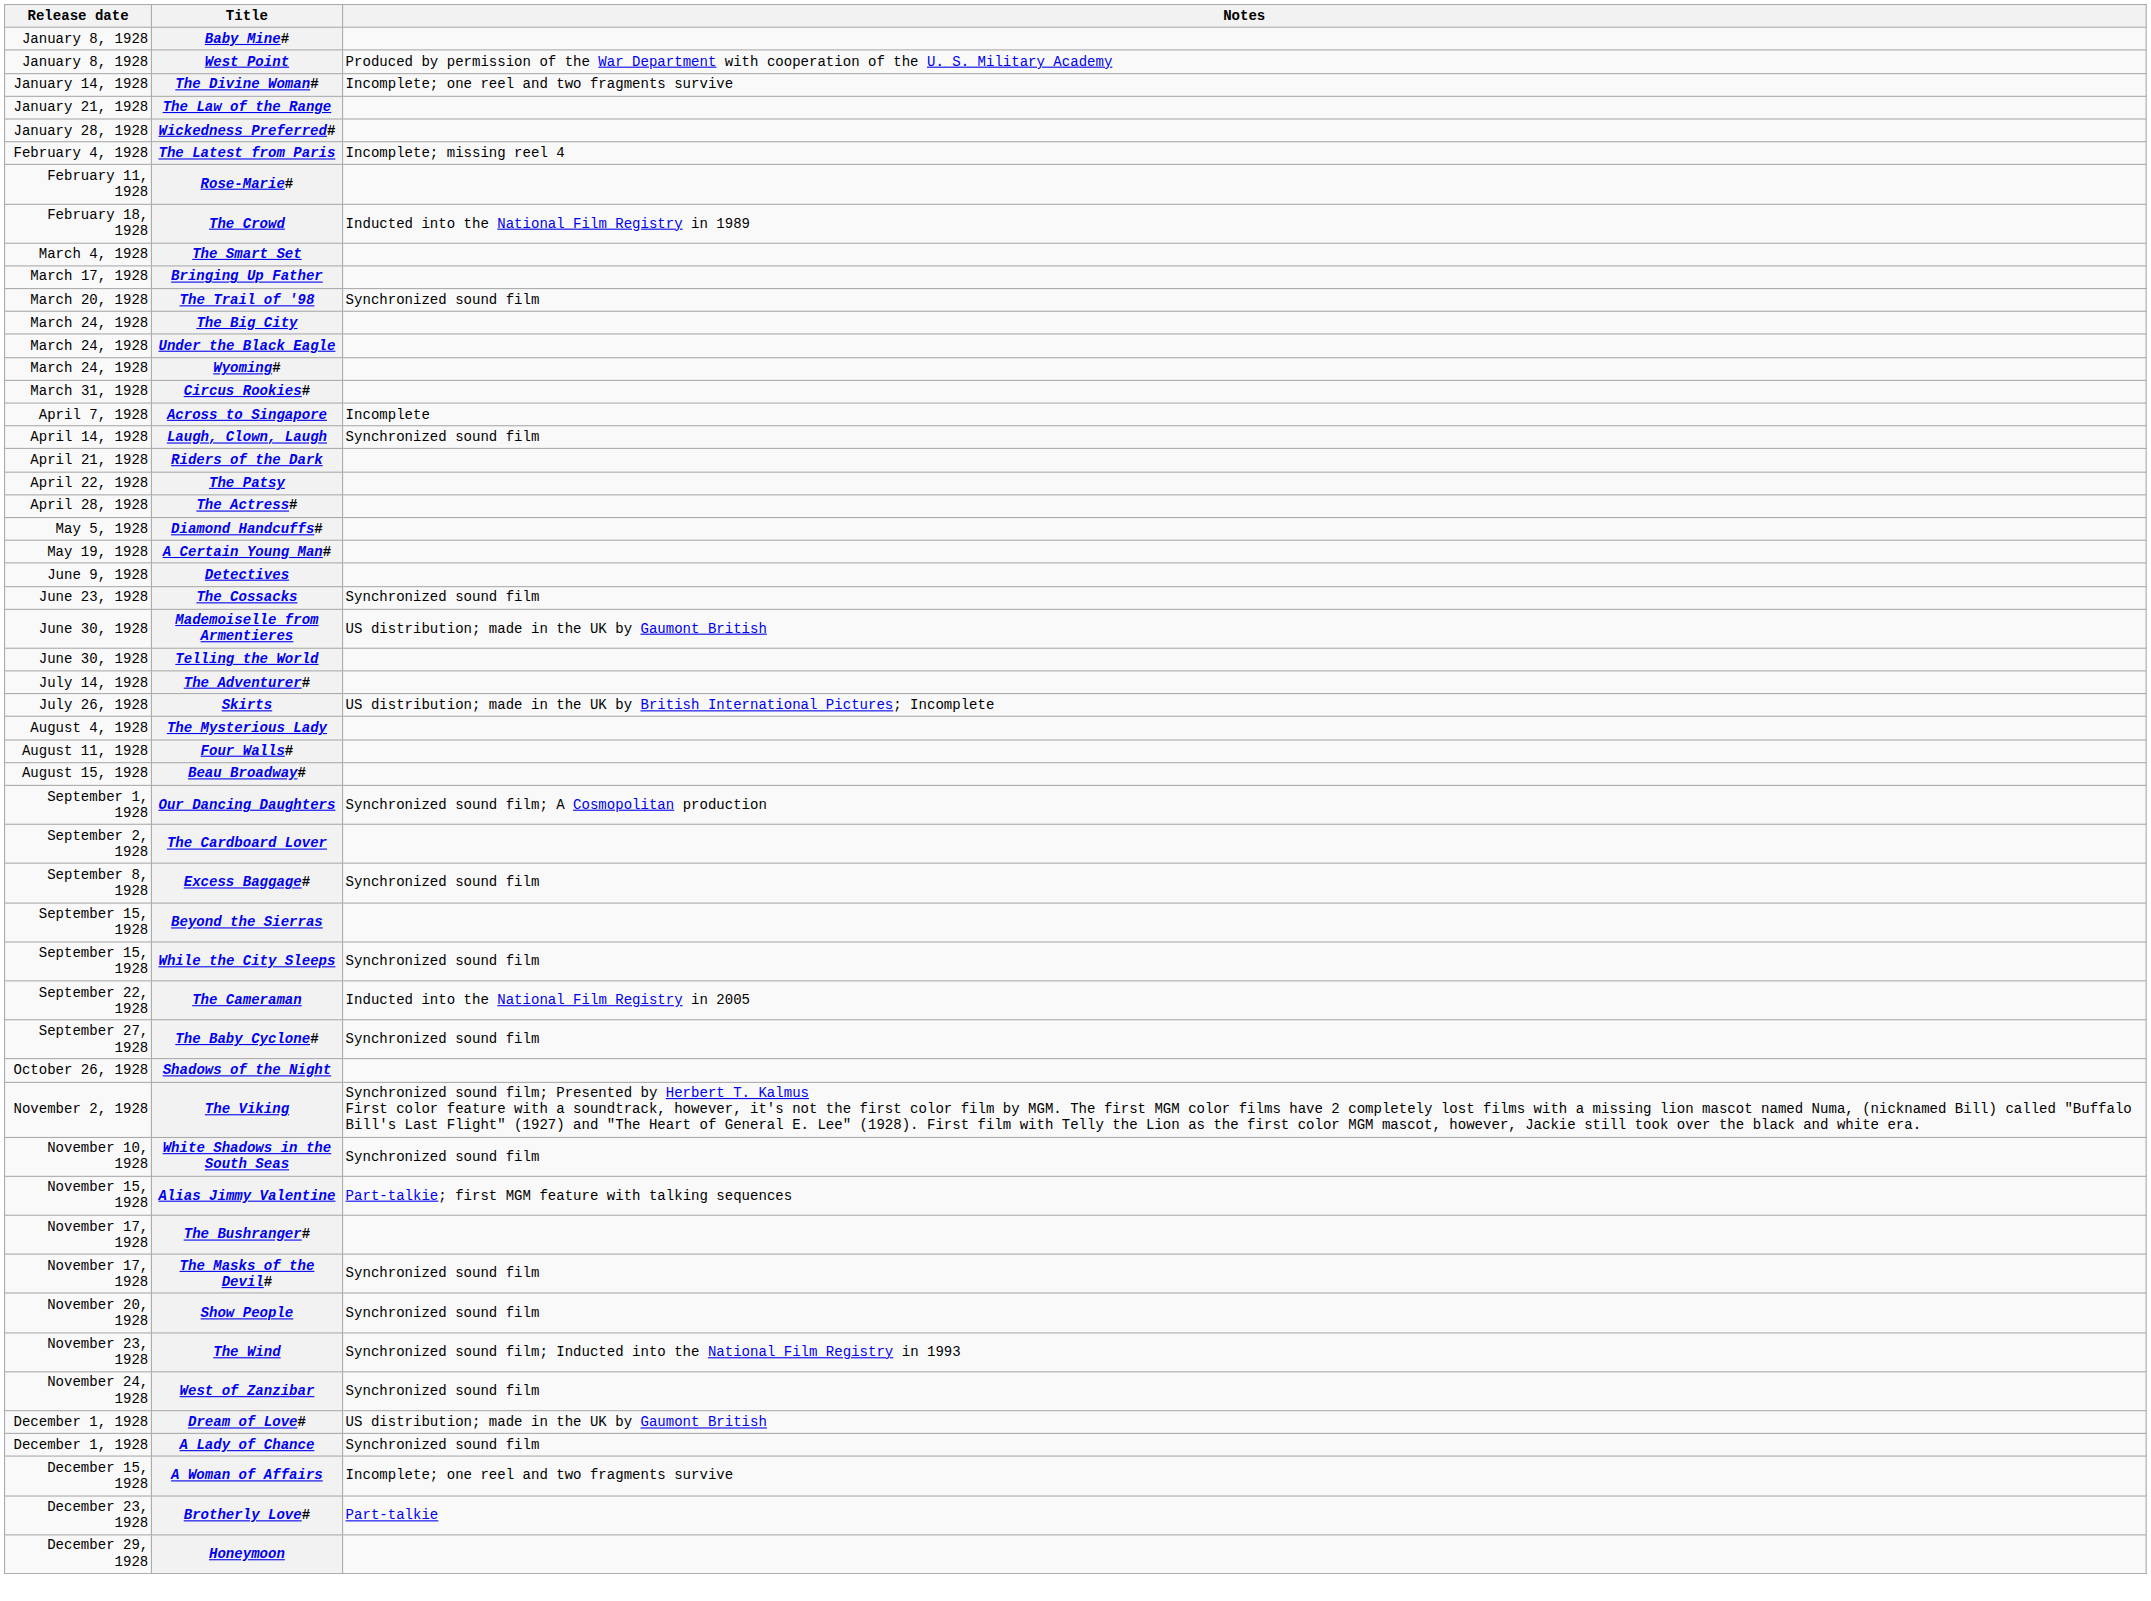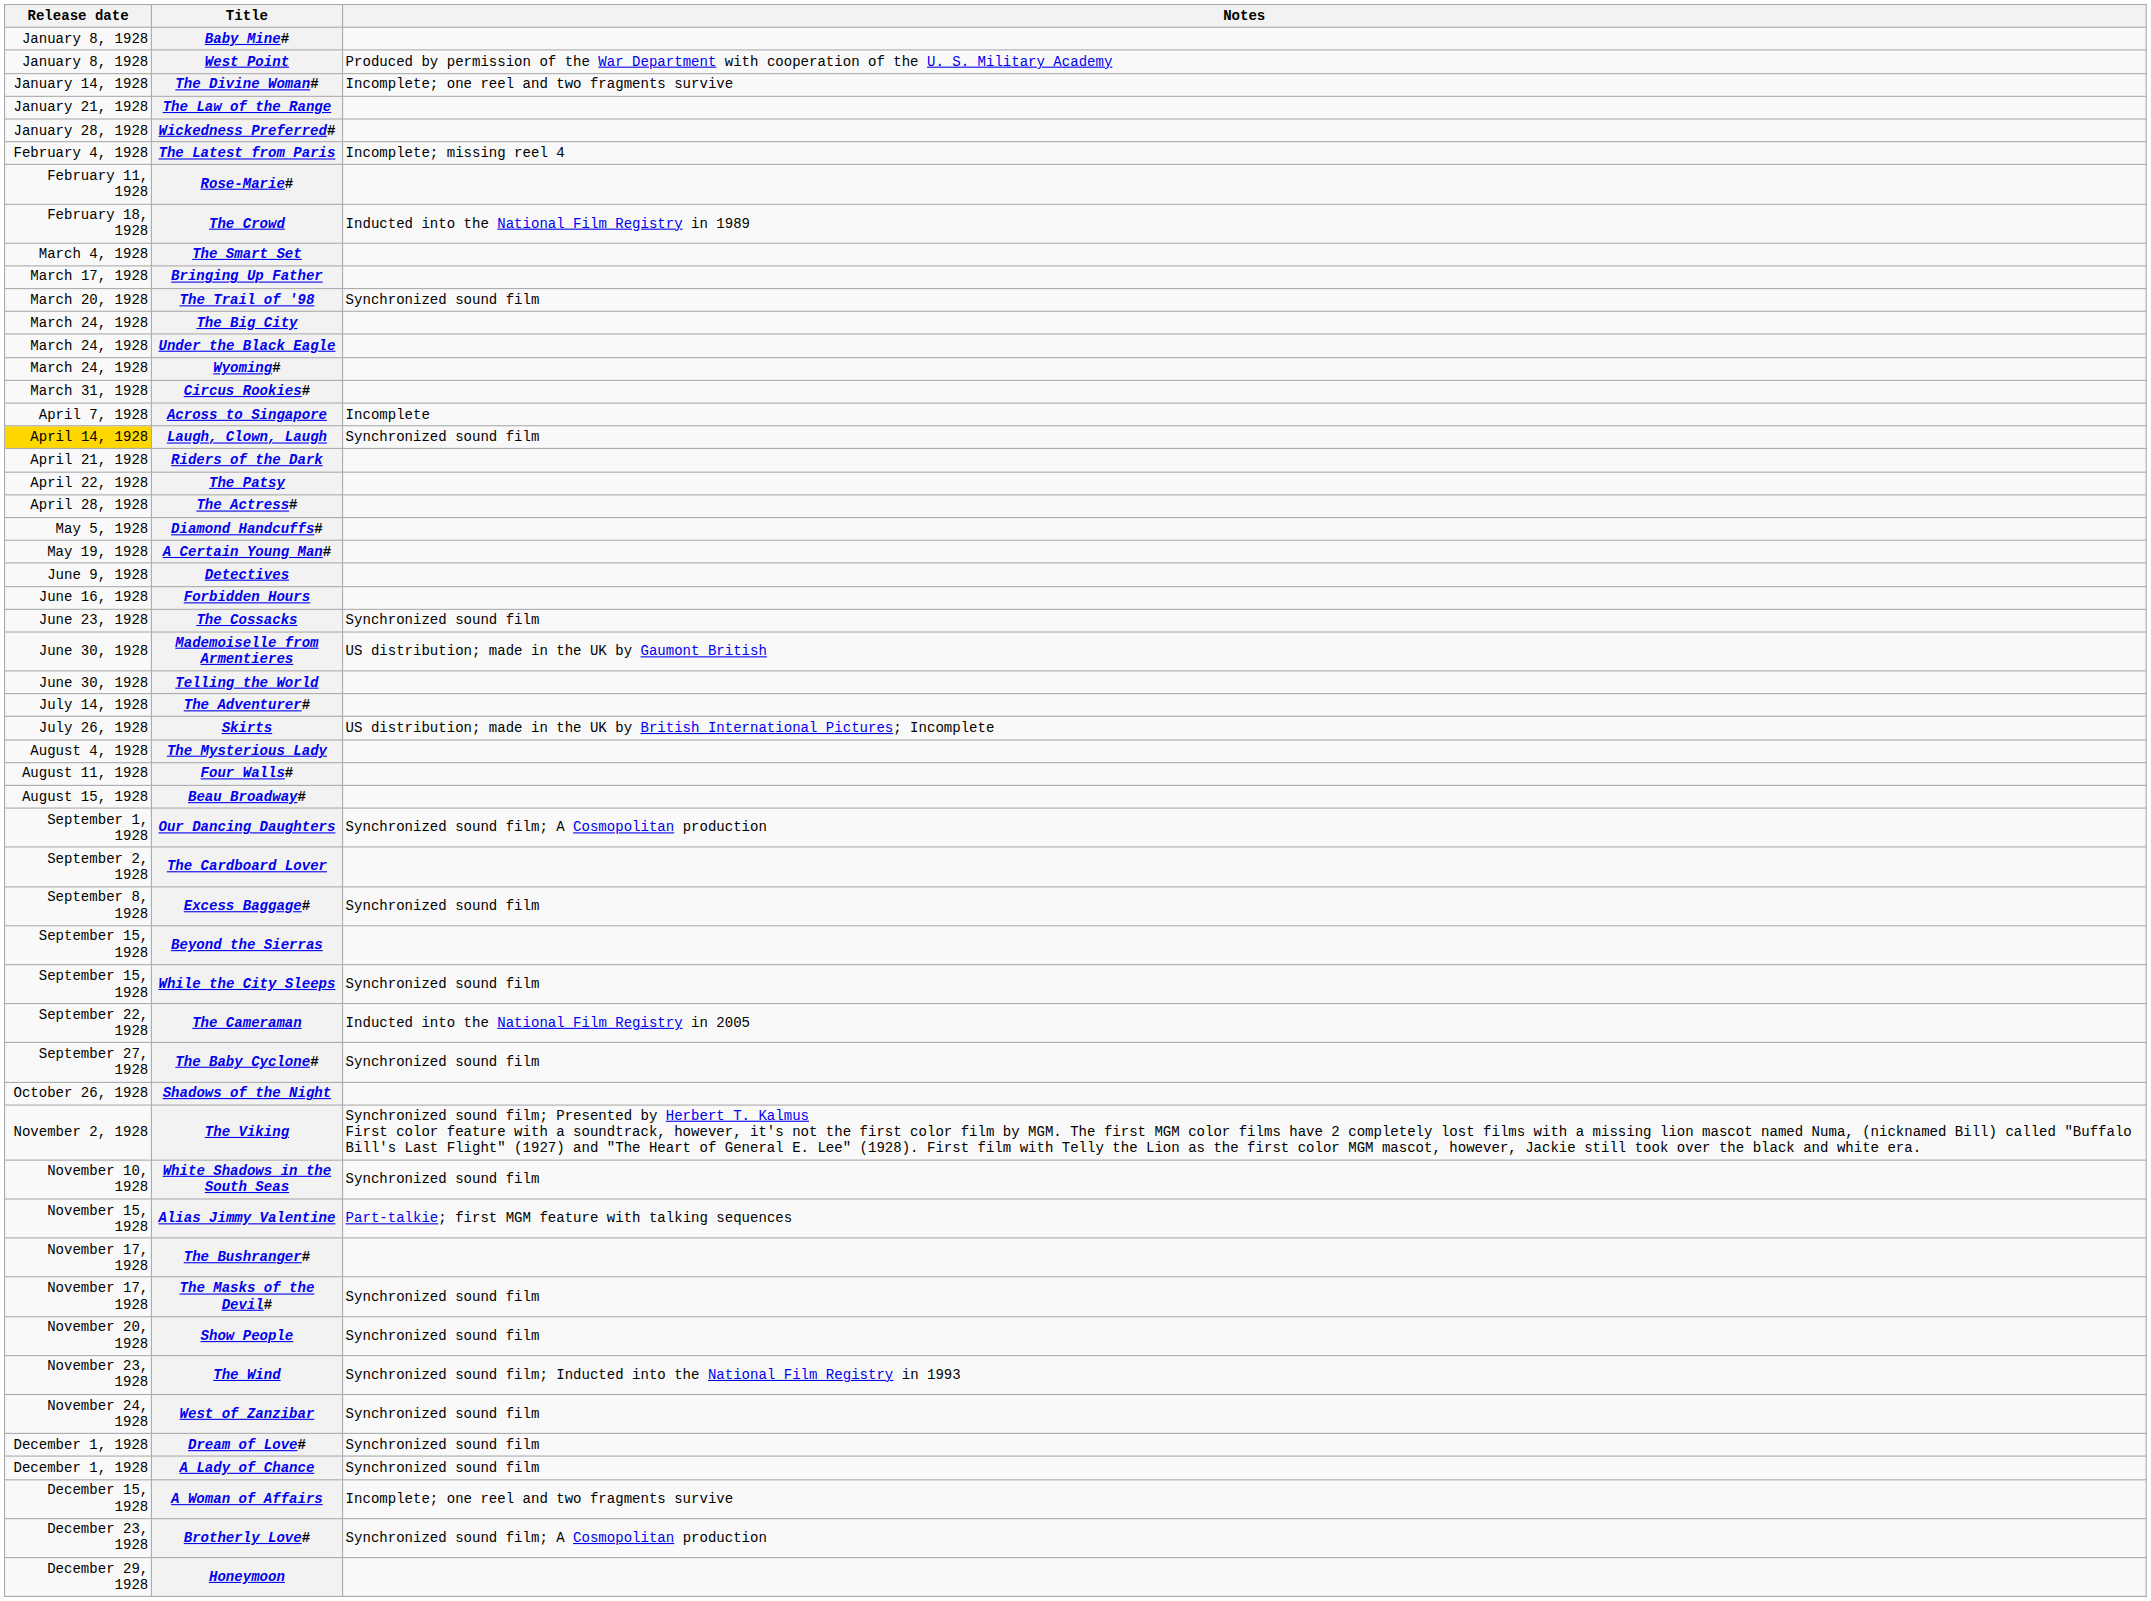(89, 437) no background -> (89, 437) gold background
+ row: (247, 598)
(556, 1422) US distribution; made in the UK by Gaumont British -> (442, 1445) Synchronized sound film
(392, 1515) Part-talkie -> (556, 1538) Synchronized sound film; A Cosmopolitan production
